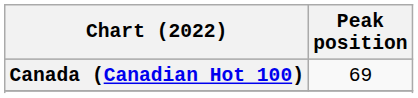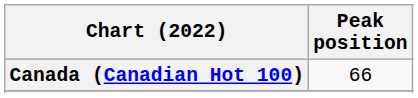(360, 75) 69 -> (360, 75) 66
